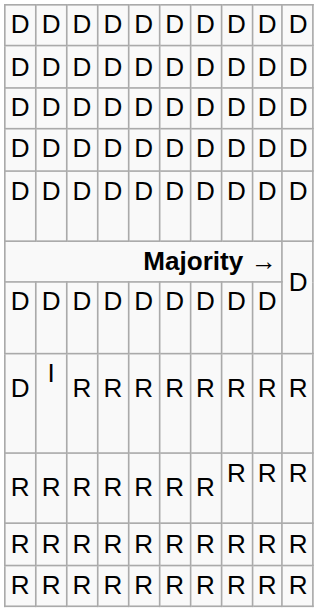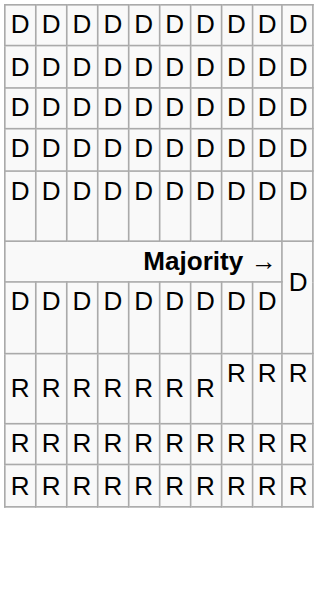- row: (20, 388)
